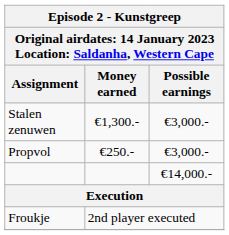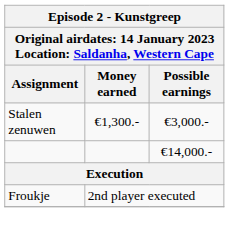- row: (29, 152)
